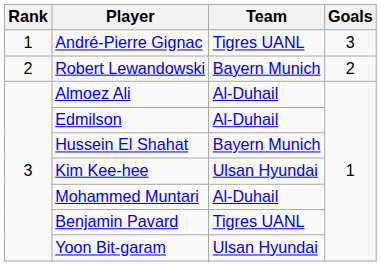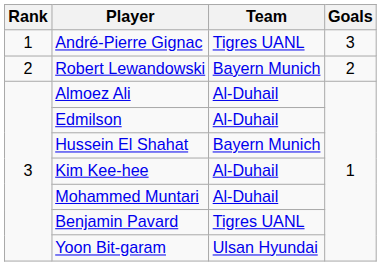(265, 171) Ulsan Hyundai -> (245, 171) Al-Duhail
